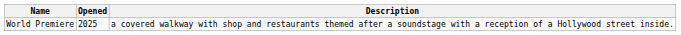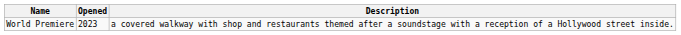(88, 24) 2025 -> (88, 24) 2023
